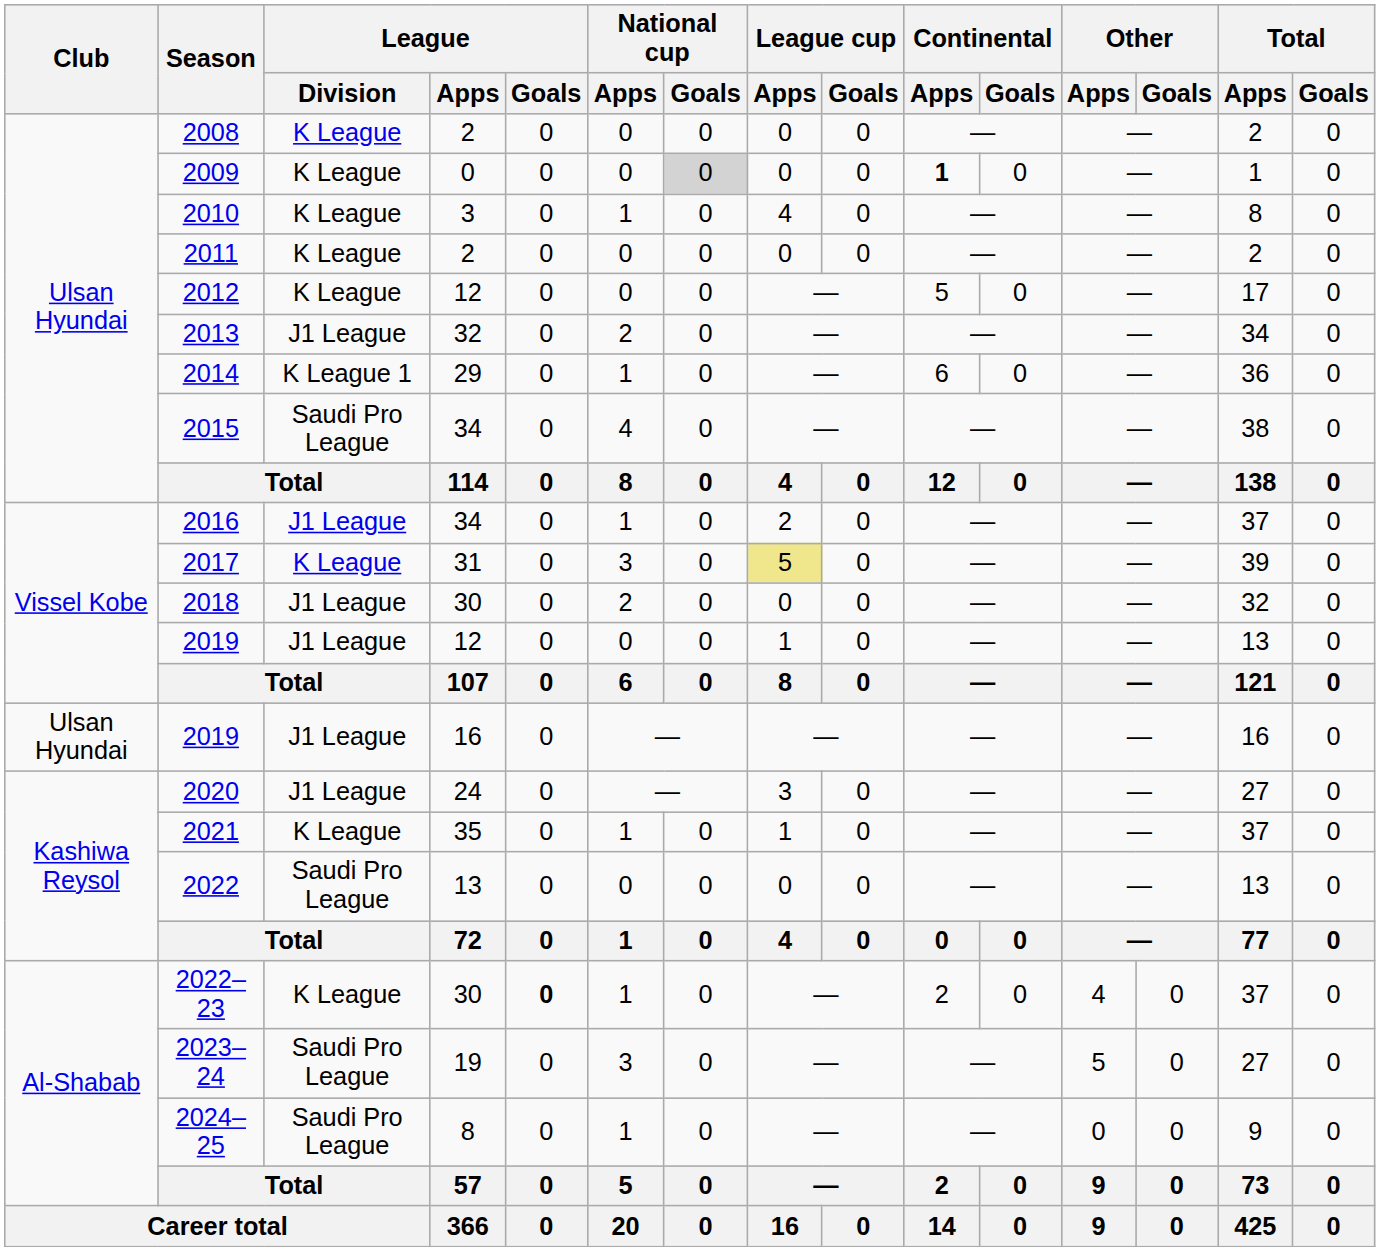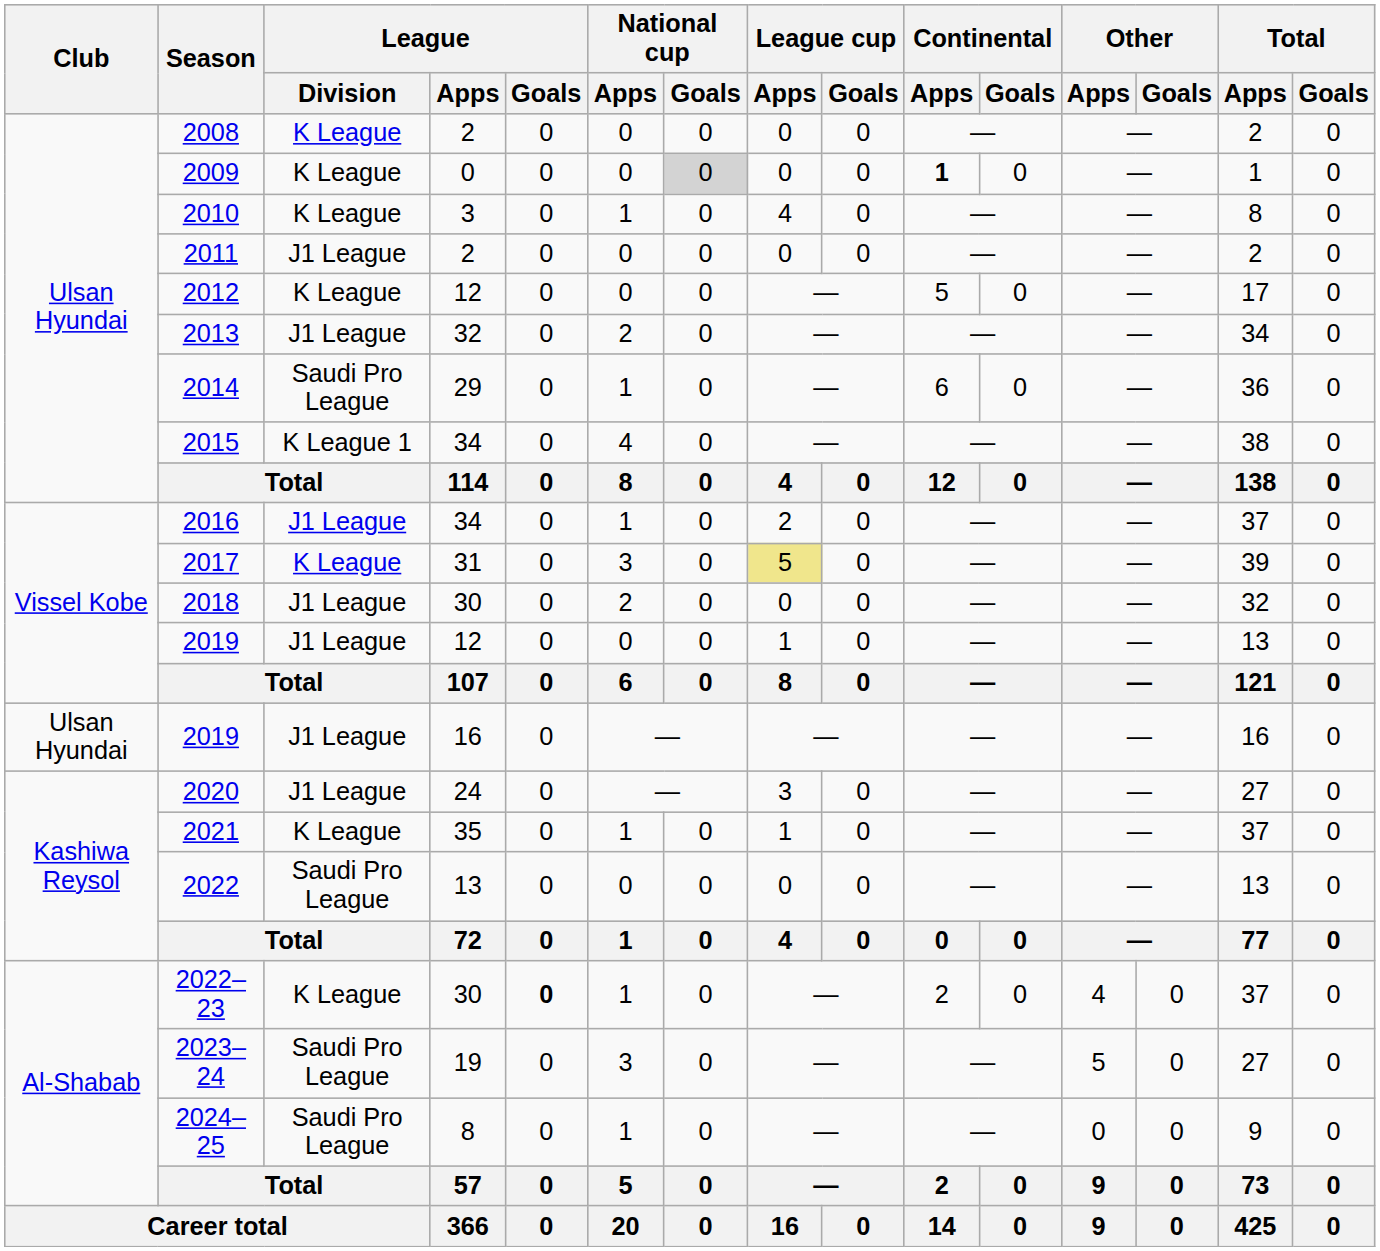(347, 253) K League -> (347, 253) J1 League
(347, 373) K League 1 -> (347, 387) Saudi Pro League
(347, 428) Saudi Pro League -> (347, 442) K League 1
